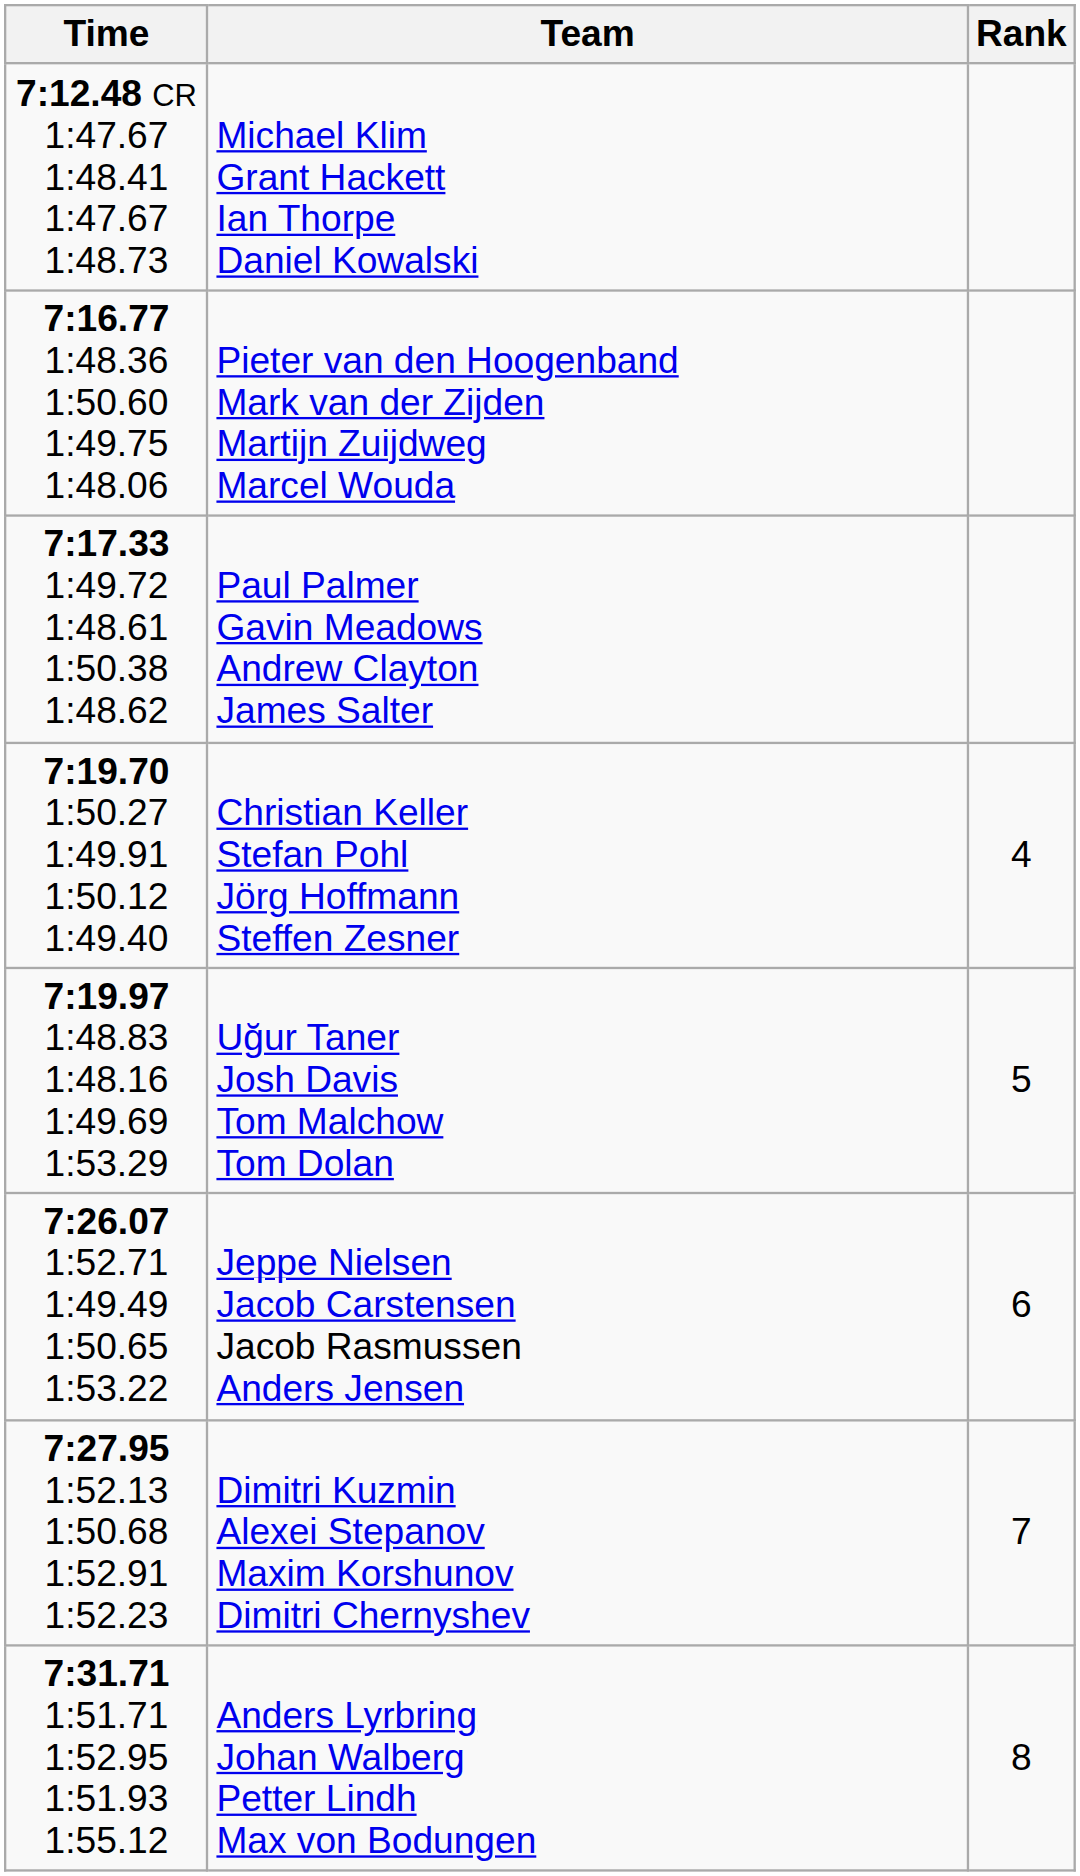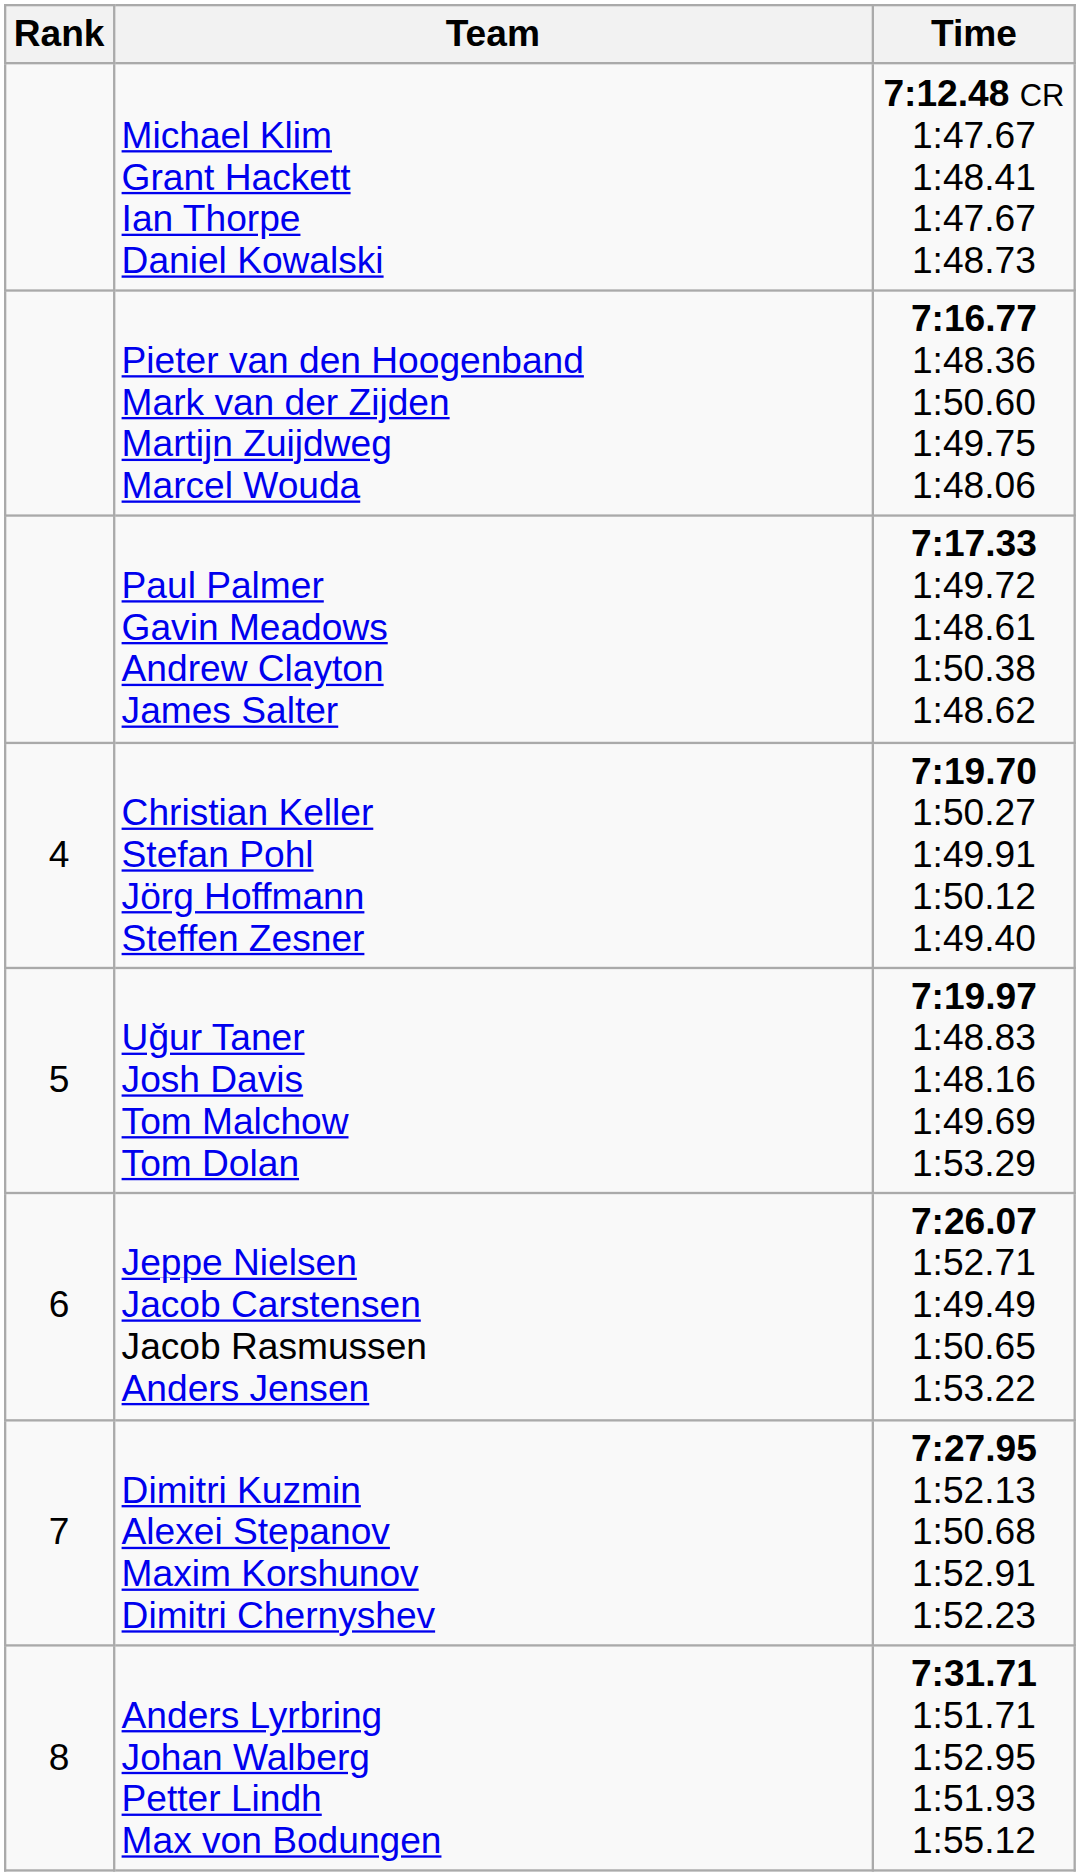columns swapped: (1021, 33) <-> (107, 33)
